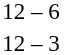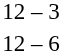rows swapped: (31, 11) <-> (31, 43)
